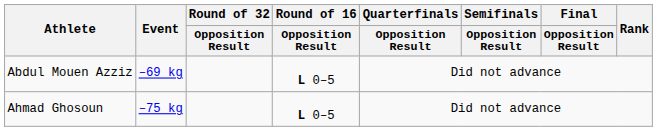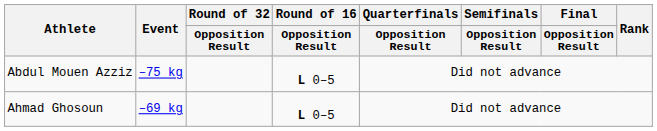(161, 73) –69 kg -> (161, 73) –75 kg
(161, 109) –75 kg -> (161, 109) –69 kg
